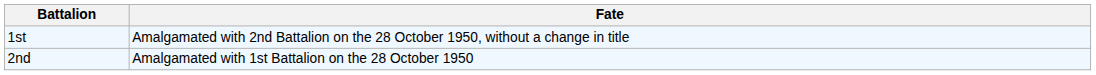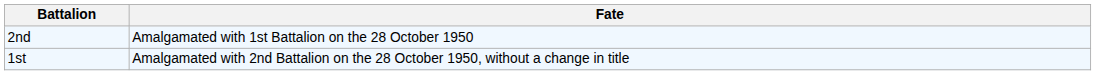rows swapped: (17, 37) <-> (19, 59)
